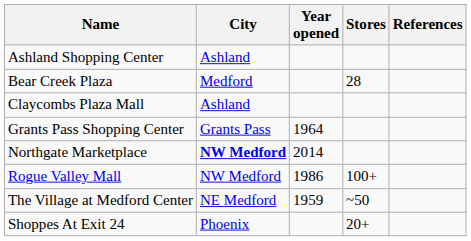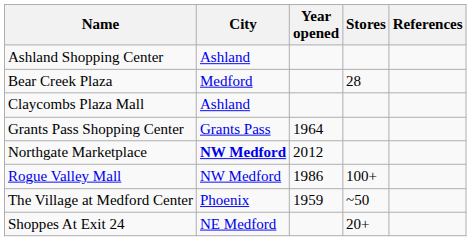(308, 152) 2014 -> (308, 152) 2012
(238, 200) NE Medford -> (225, 200) Phoenix
(225, 224) Phoenix -> (238, 224) NE Medford
